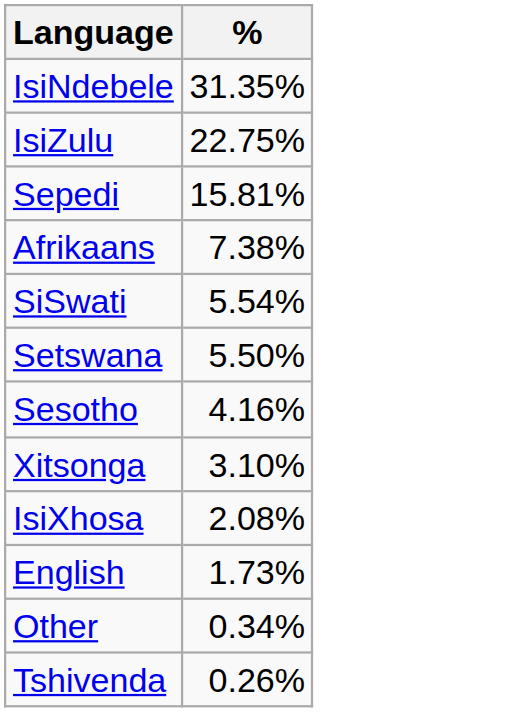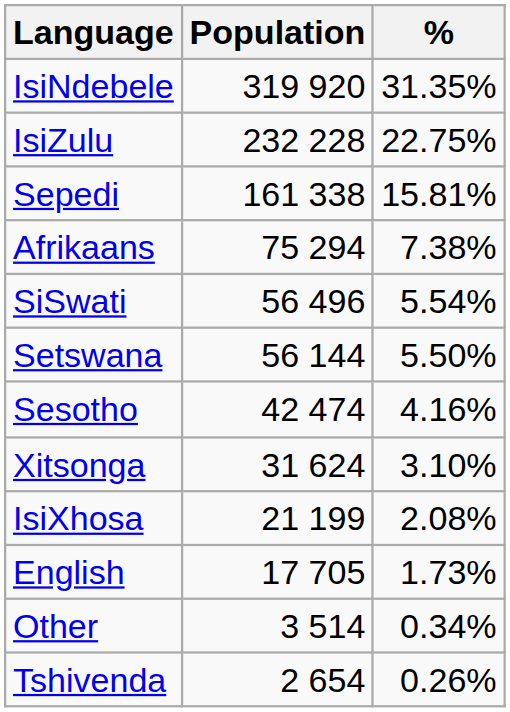+ column: (277, 32)
